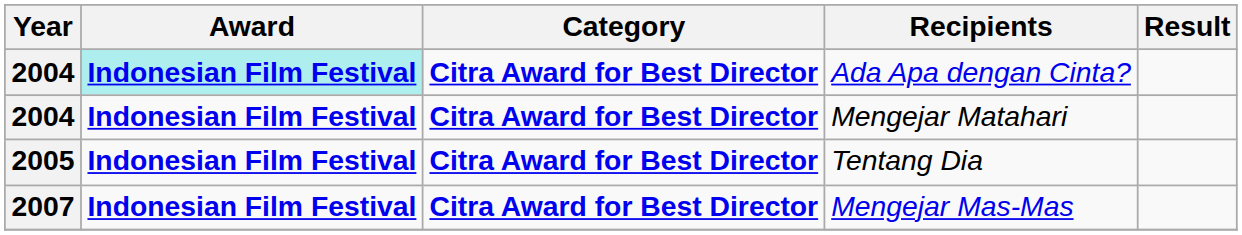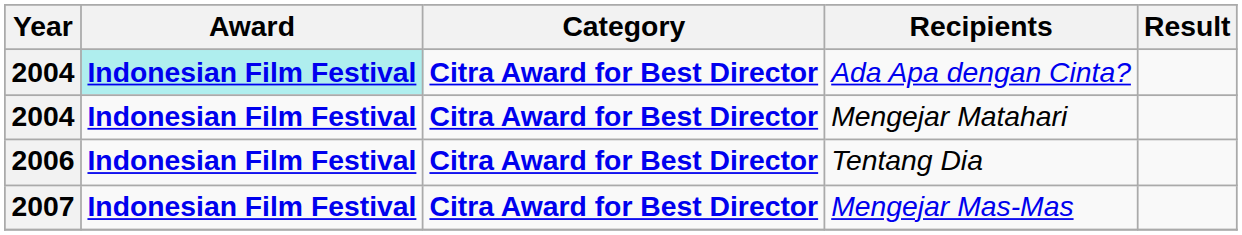(43, 161) 2005 -> (43, 161) 2006
